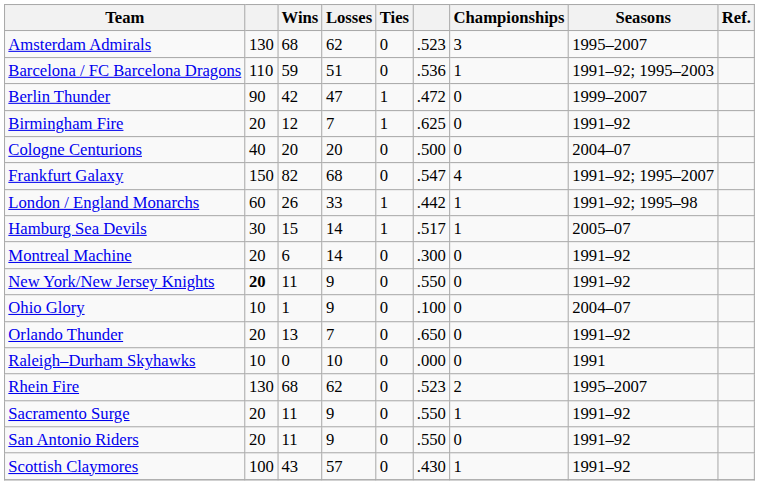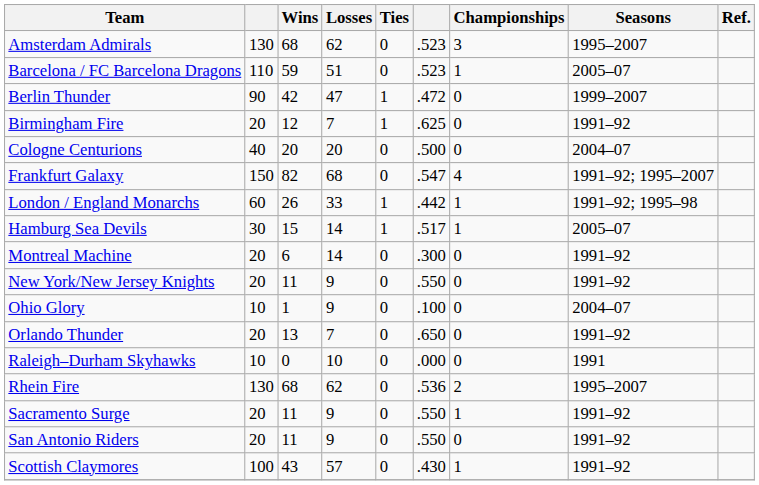(431, 70) .536 -> (431, 70) .523
(643, 70) 1991–92; 1995–2003 -> (601, 70) 2005–07
(257, 281) bold -> (257, 281) normal
(431, 387) .523 -> (431, 387) .536
